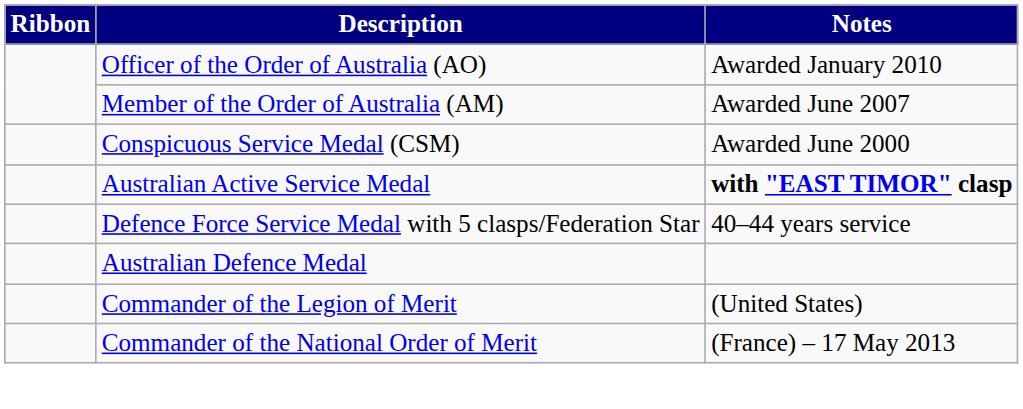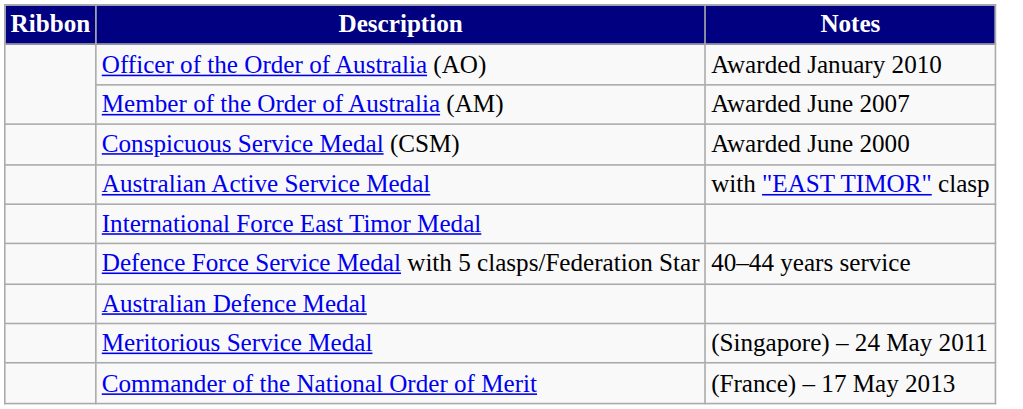(862, 183) bold -> (850, 183) normal
+ row: (292, 223)
- row: (279, 303)
+ row: (237, 343)
